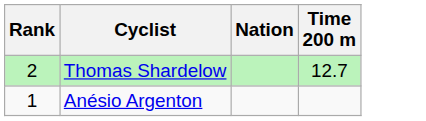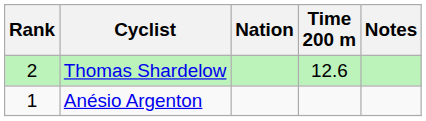+ column: (391, 30)
(329, 70) 12.7 -> (329, 70) 12.6
